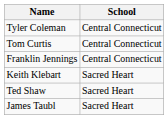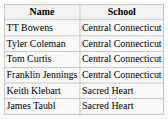+ row: (30, 28)
- row: (26, 91)
